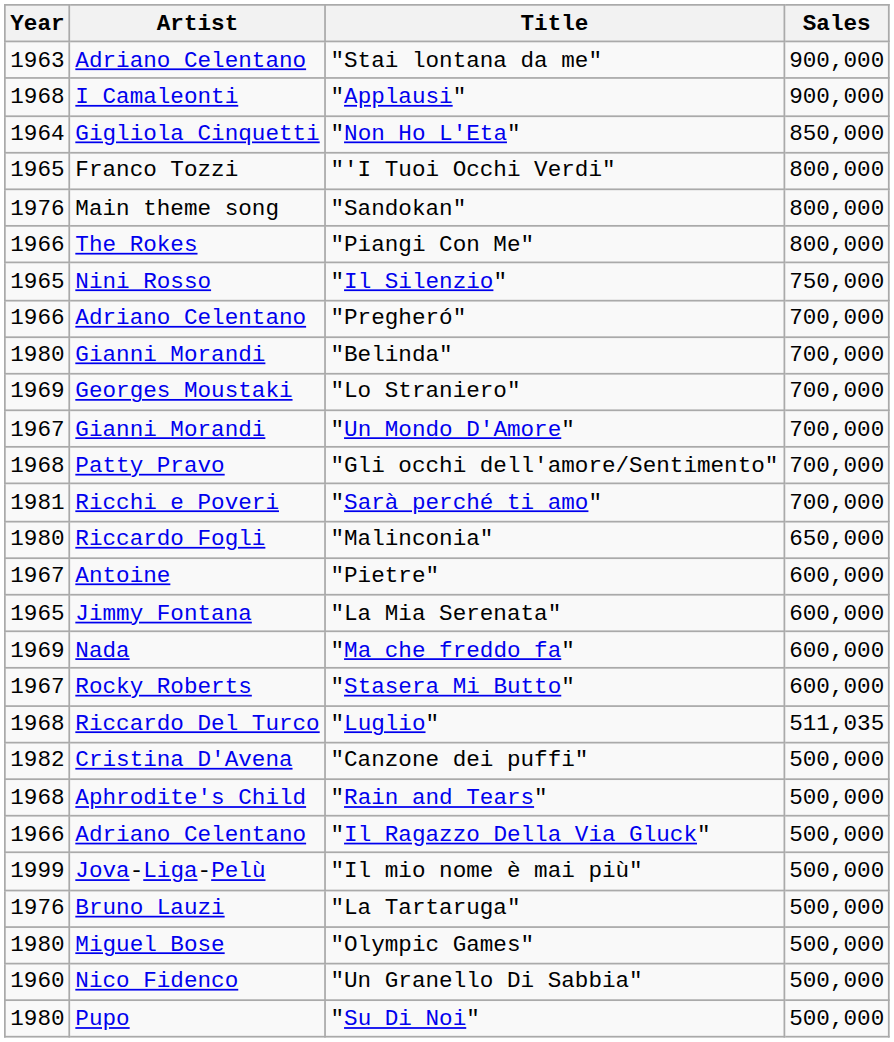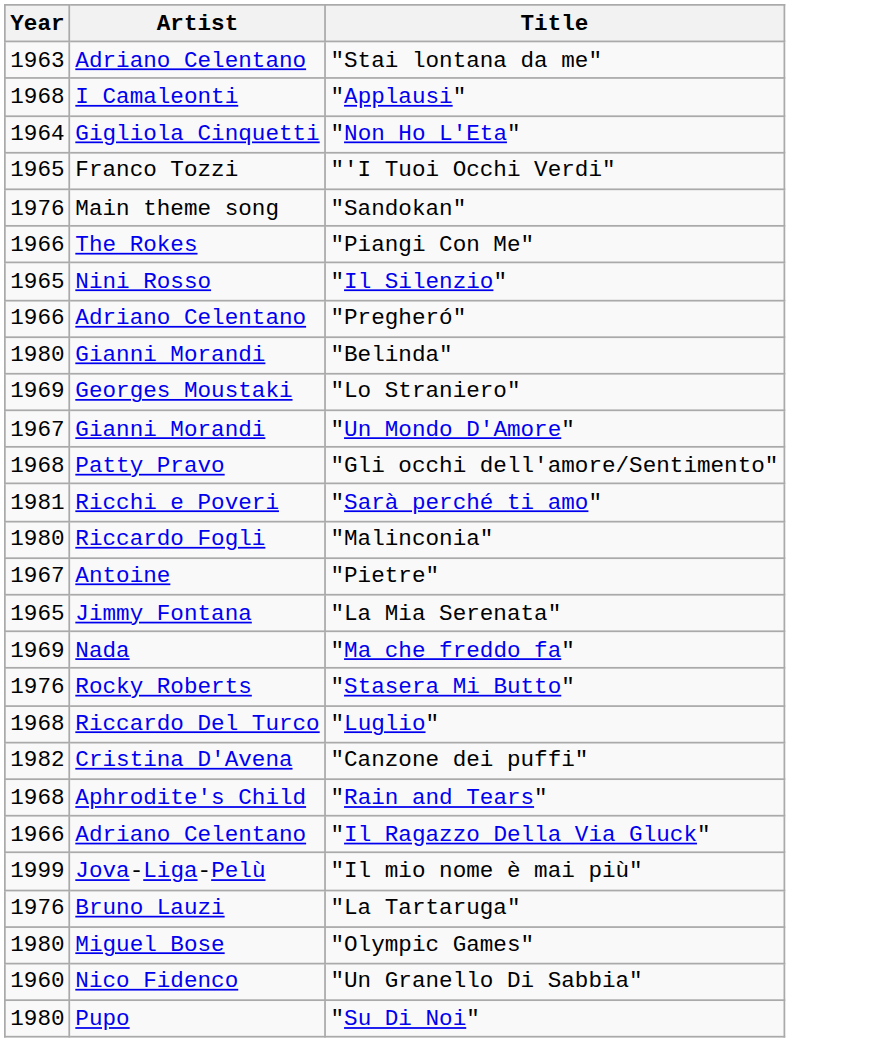- column: (837, 23)
(37, 687) 1967 -> (37, 687) 1976
